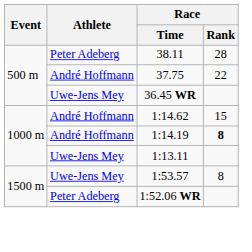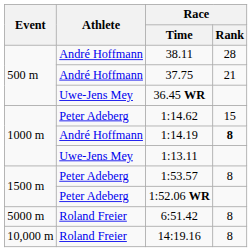(85, 55) Peter Adeberg -> (101, 55) André Hoffmann
(221, 75) 22 -> (230, 75) 21
(92, 115) André Hoffmann -> (94, 115) Peter Adeberg
(87, 176) Uwe-Jens Mey -> (94, 176) Peter Adeberg
+ row: (179, 216)
+ row: (179, 237)
